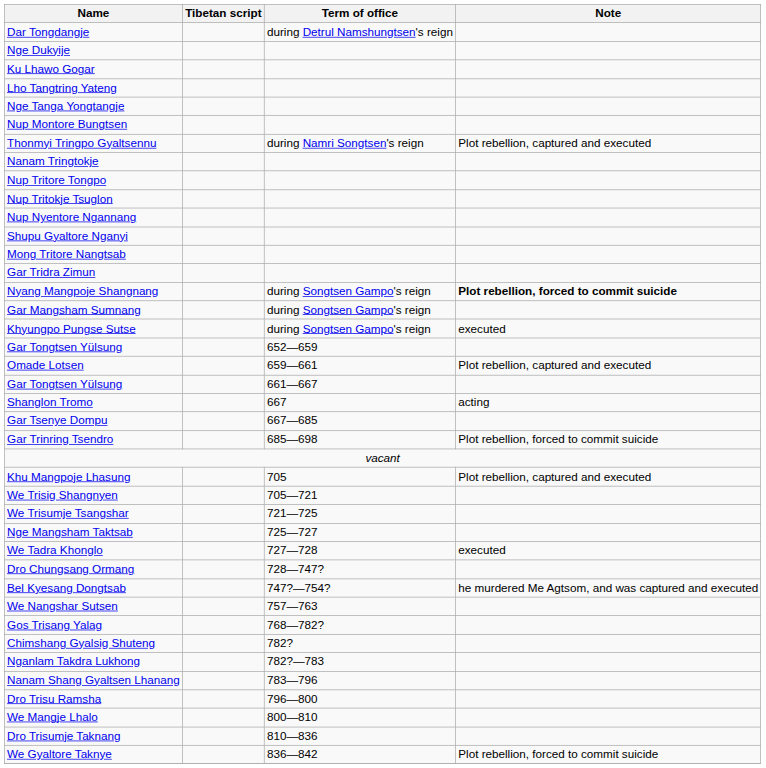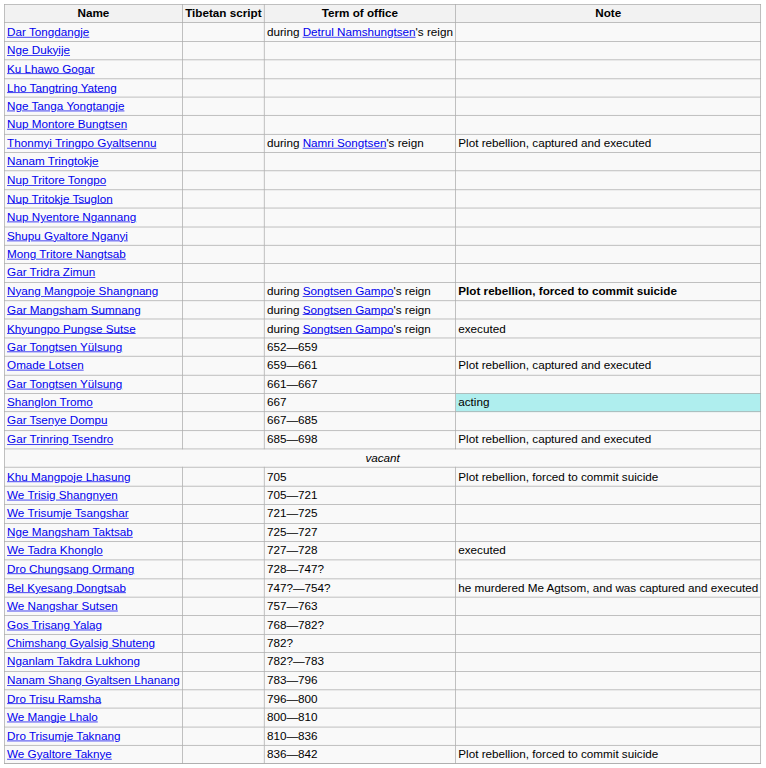(474, 402) no background -> (474, 402) paleturquoise background
(558, 439) Plot rebellion, forced to commit suicide -> (555, 439) Plot rebellion, captured and executed
(555, 476) Plot rebellion, captured and executed -> (558, 476) Plot rebellion, forced to commit suicide
